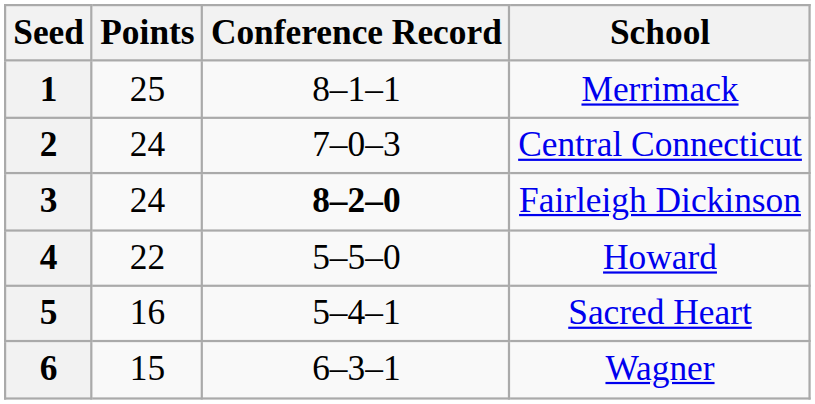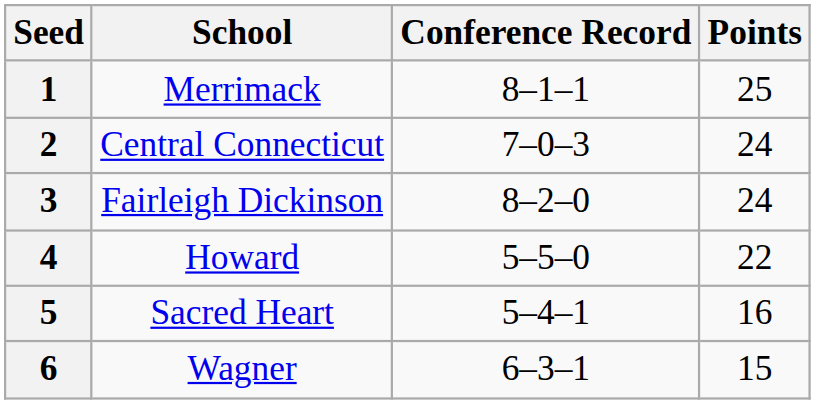columns swapped: (660, 32) <-> (147, 32)
(356, 200) bold -> (546, 200) normal
